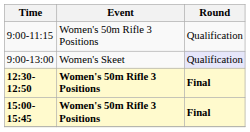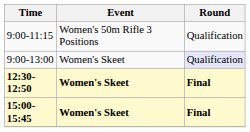(108, 82) Women's 50m Rifle 3 Positions -> (94, 82) Women's Skeet
(108, 112) Women's 50m Rifle 3 Positions -> (94, 112) Women's Skeet
